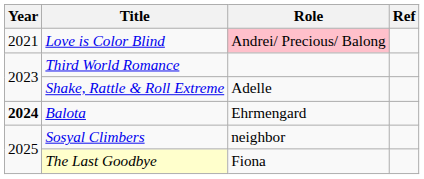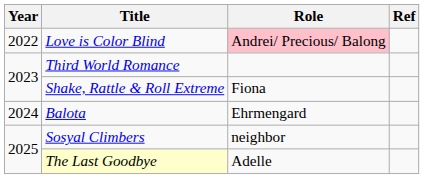(23, 40) 2021 -> (23, 40) 2022
(251, 88) Adelle -> (249, 88) Fiona
(23, 112) bold -> (23, 112) normal
(249, 161) Fiona -> (251, 161) Adelle
